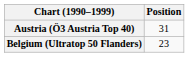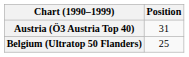(164, 44) 23 -> (164, 44) 25
